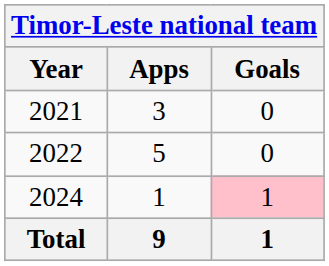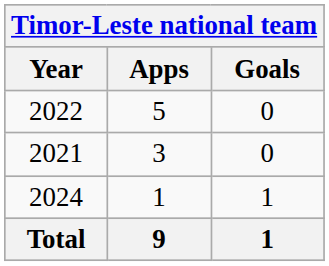rows swapped: (56, 111) <-> (56, 153)
(267, 196) pink background -> (267, 196) no background
